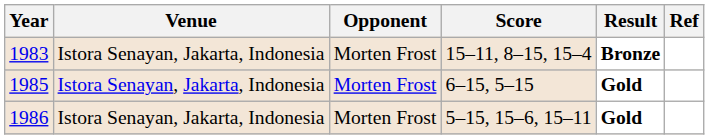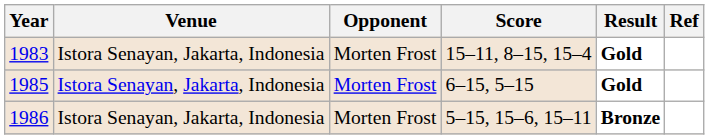(631, 53) Bronze -> (622, 53) Gold
(622, 117) Gold -> (631, 117) Bronze
